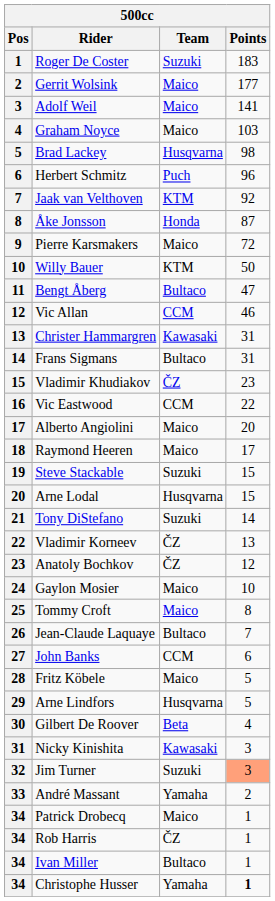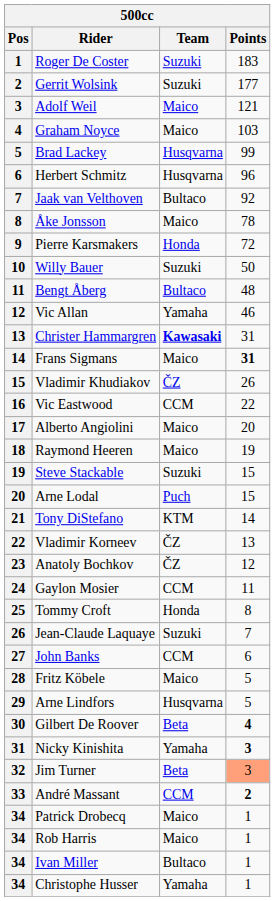(180, 84) Maico -> (182, 84) Suzuki
(248, 107) 141 -> (248, 107) 121
(248, 152) 98 -> (248, 152) 99
(177, 175) Puch -> (193, 175) Husqvarna
(178, 198) KTM -> (184, 198) Bultaco
(181, 221) Honda -> (180, 221) Maico
(248, 221) 87 -> (248, 221) 78
(180, 244) Maico -> (181, 244) Honda
(178, 267) KTM -> (182, 267) Suzuki
(248, 290) 47 -> (248, 290) 48
(178, 313) CCM -> (185, 313) Yamaha
(190, 335) normal -> (192, 335) bold
(184, 358) Bultaco -> (180, 358) Maico
(248, 358) normal -> (248, 358) bold
(248, 381) 23 -> (248, 381) 26
(248, 450) 17 -> (248, 450) 19
(193, 496) Husqvarna -> (177, 496) Puch
(182, 519) Suzuki -> (178, 519) KTM
(180, 587) Maico -> (178, 587) CCM
(248, 587) 10 -> (248, 587) 11
(180, 610) Maico -> (181, 610) Honda
(184, 633) Bultaco -> (182, 633) Suzuki
(248, 725) normal -> (248, 725) bold
(190, 747) Kawasaki -> (185, 747) Yamaha
(248, 747) normal -> (248, 747) bold
(182, 770) Suzuki -> (175, 770) Beta
(185, 793) Yamaha -> (178, 793) CCM
(248, 793) normal -> (248, 793) bold
(172, 839) ČZ -> (180, 839) Maico
(248, 885) bold -> (248, 885) normal
